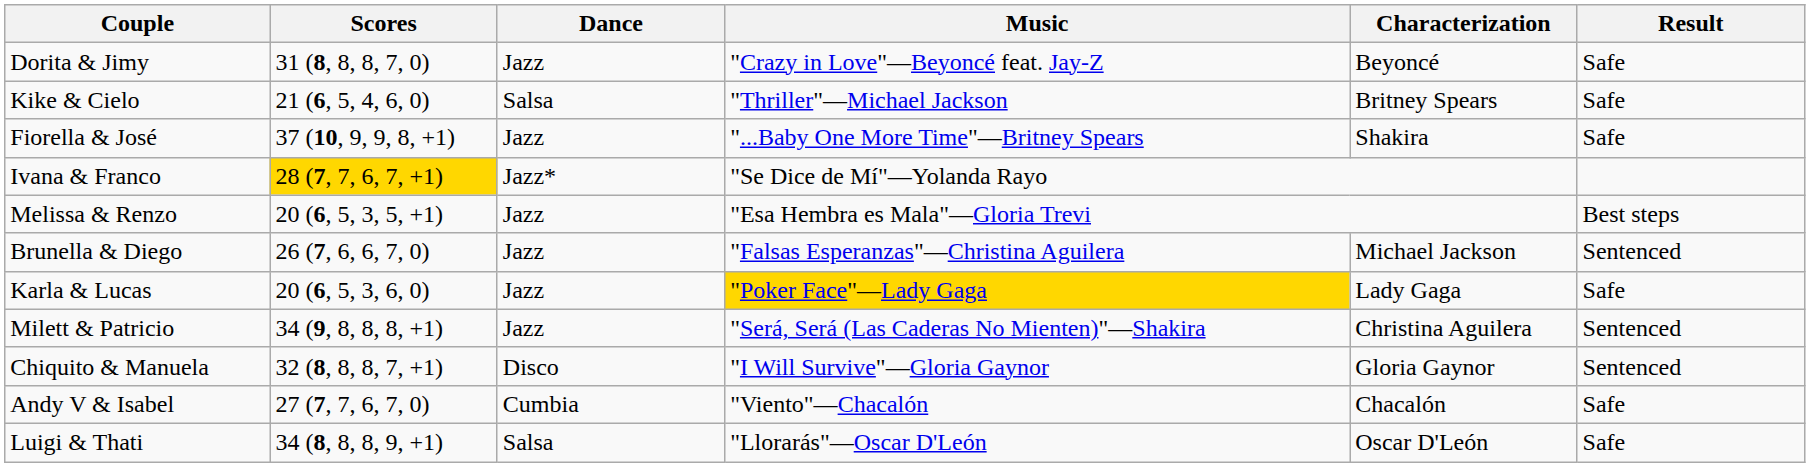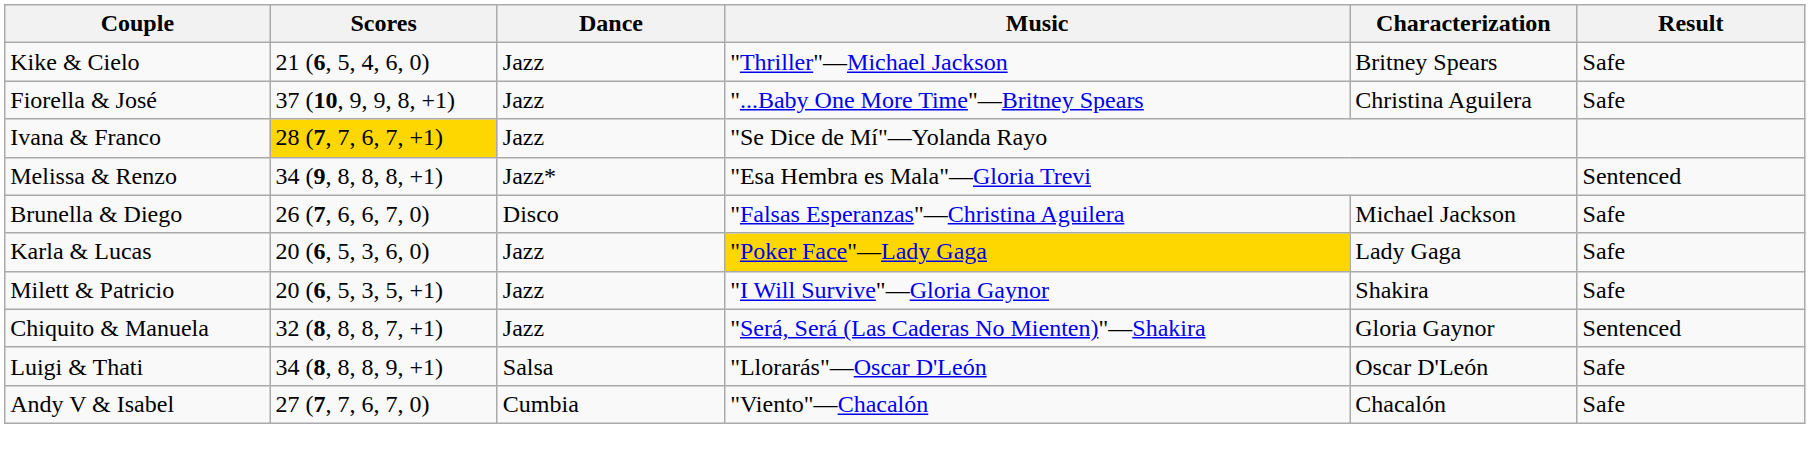- row: (80, 61)
(528, 99) Salsa -> (523, 61) Jazz
(1392, 137) Shakira -> (1444, 99) Christina Aguilera
(529, 175) Jazz* -> (523, 137) Jazz
(359, 213) 20 (6, 5, 3, 5, +1) -> (359, 175) 34 (9, 8, 8, 8, +1)
(523, 213) Jazz -> (529, 175) Jazz*
(1631, 213) Best steps -> (1632, 175) Sentenced
(523, 251) Jazz -> (531, 213) Disco
(1632, 251) Sentenced -> (1604, 213) Safe
(359, 328) 34 (9, 8, 8, 8, +1) -> (359, 289) 20 (6, 5, 3, 5, +1)
(968, 328) "Será, Será (Las Caderas No Mienten)"—Shakira -> (890, 289) "I Will Survive"—Gloria Gaynor
(1444, 328) Christina Aguilera -> (1392, 289) Shakira
(1632, 328) Sentenced -> (1604, 289) Safe
(531, 366) Disco -> (523, 328) Jazz
(890, 366) "I Will Survive"—Gloria Gaynor -> (968, 328) "Será, Será (Las Caderas No Mienten)"—Shakira
rows swapped: (92, 404) <-> (77, 442)
